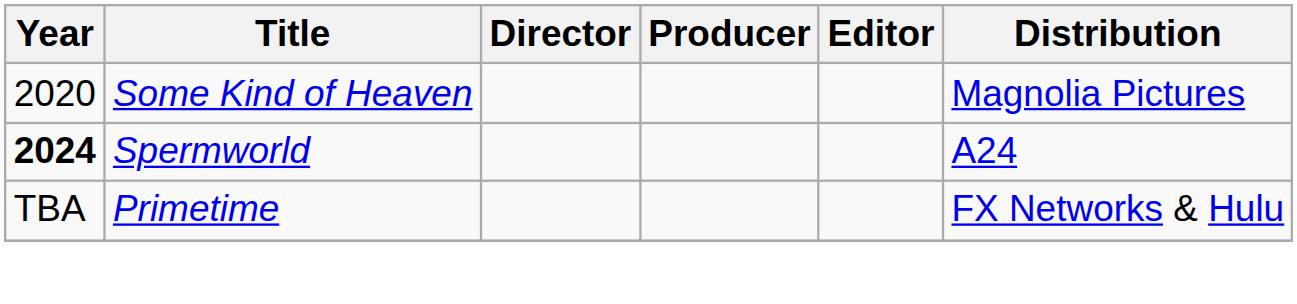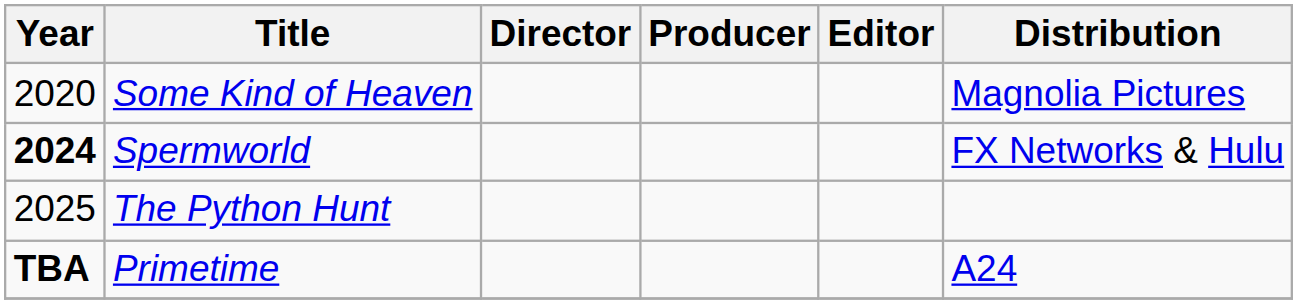(984, 151) A24 -> (1118, 151) FX Networks & Hulu
+ row: (252, 209)
(50, 209) normal -> (52, 268) bold
(1118, 209) FX Networks & Hulu -> (984, 268) A24
